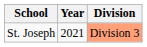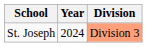(72, 32) 2021 -> (72, 32) 2024
